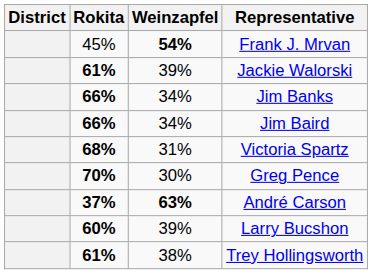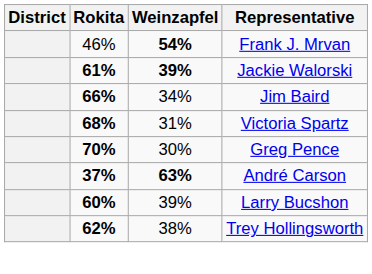(99, 44) 45% -> (99, 44) 46%
(175, 70) normal -> (175, 70) bold
- row: (295, 96)
(99, 255) 61% -> (99, 228) 62%
